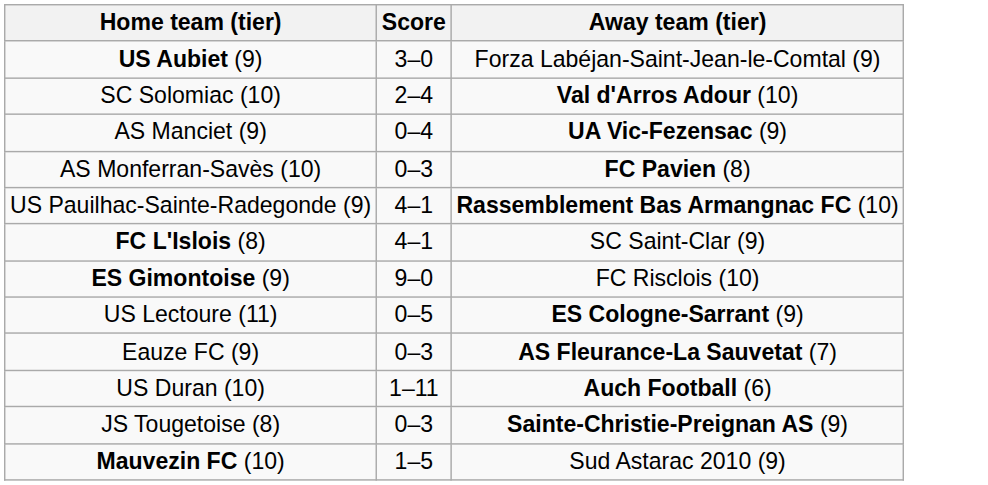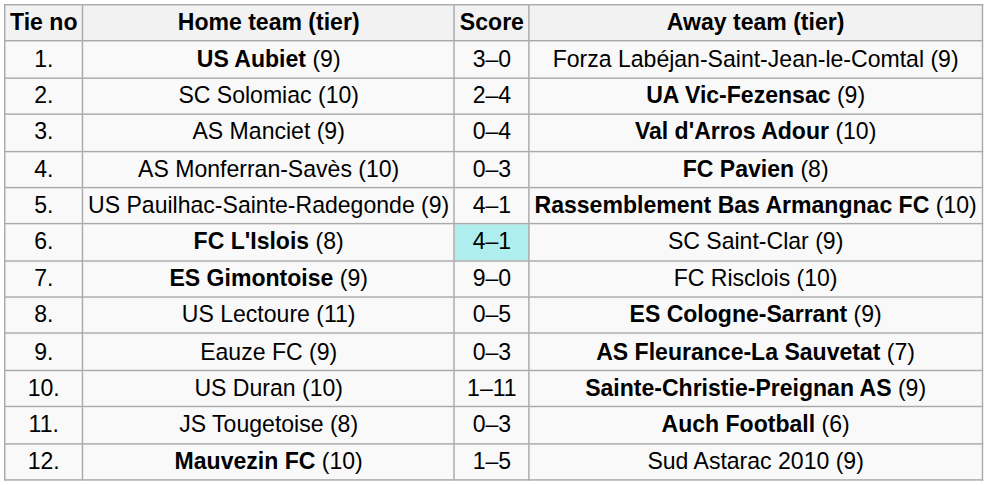+ column: (44, 22)
(678, 95) Val d'Arros Adour (10) -> (756, 95) UA Vic-Fezensac (9)
(678, 132) UA Vic-Fezensac (9) -> (756, 132) Val d'Arros Adour (10)
(414, 242) no background -> (492, 242) paleturquoise background
(678, 388) Auch Football (6) -> (756, 388) Sainte-Christie-Preignan AS (9)
(678, 424) Sainte-Christie-Preignan AS (9) -> (756, 424) Auch Football (6)
